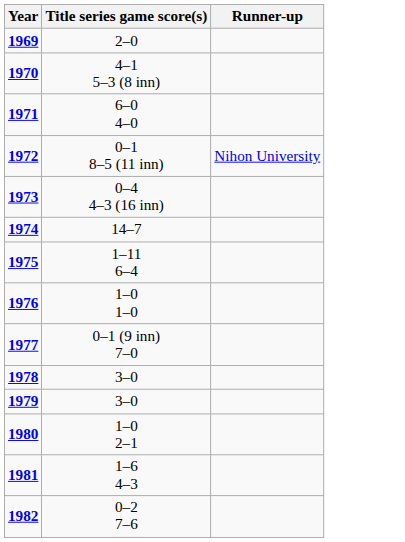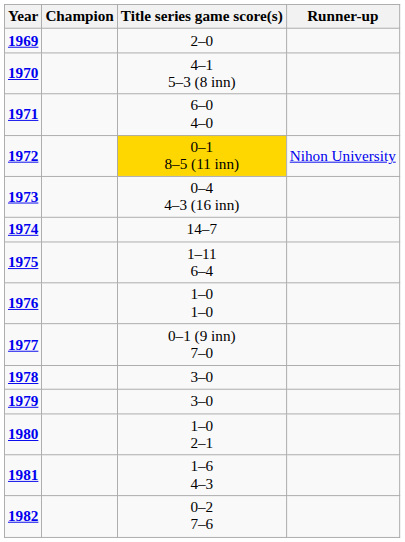+ column: (80, 16)
(126, 155) no background -> (202, 155) gold background
